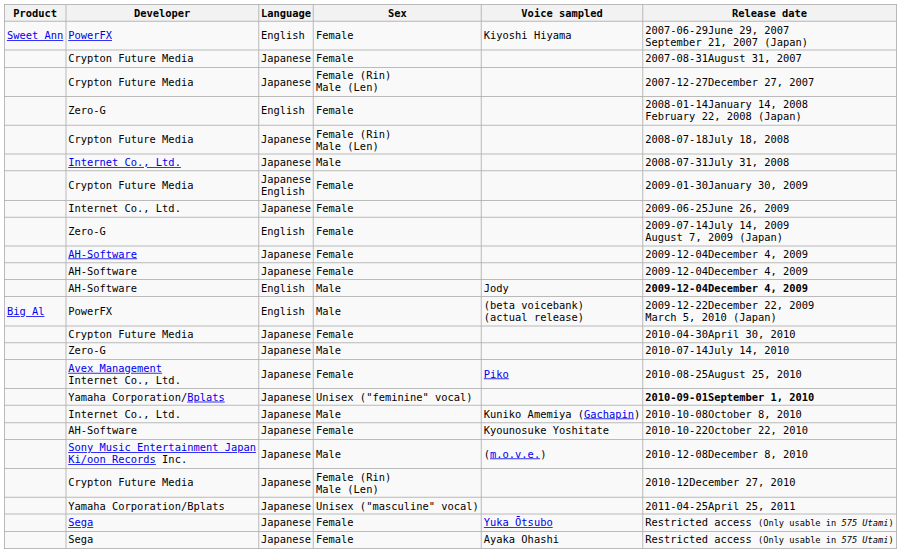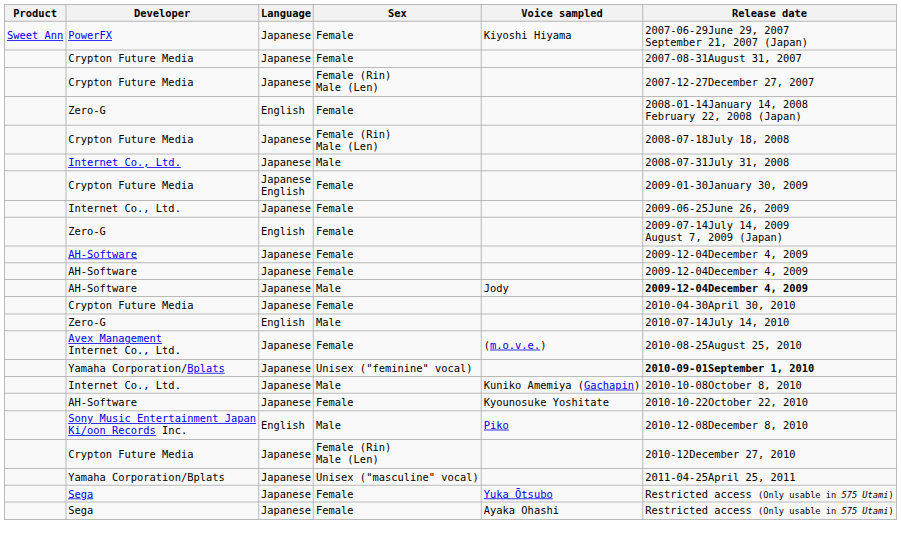(283, 36) English -> (286, 36) Japanese
(283, 288) English -> (286, 288) Japanese
- row: (90, 311)
(286, 351) Japanese -> (283, 322) English
(496, 374) Piko -> (515, 345) (m.o.v.e.)
(286, 454) Japanese -> (283, 425) English
(515, 454) (m.o.v.e.) -> (496, 425) Piko
